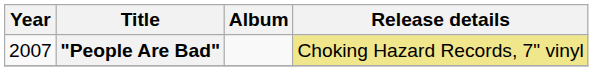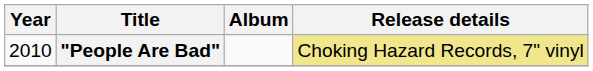(30, 50) 2007 -> (30, 50) 2010
